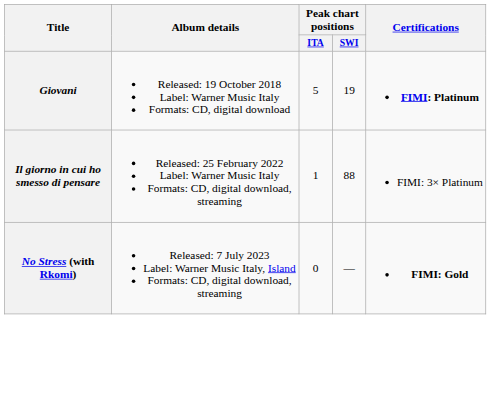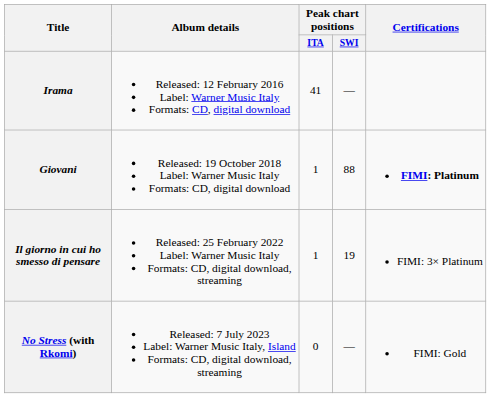+ row: (58, 90)
(316, 90) 5 -> (316, 169) 1
(349, 90) 19 -> (349, 169) 88
(349, 176) 88 -> (349, 255) 19
(426, 274) bold -> (426, 353) normal
